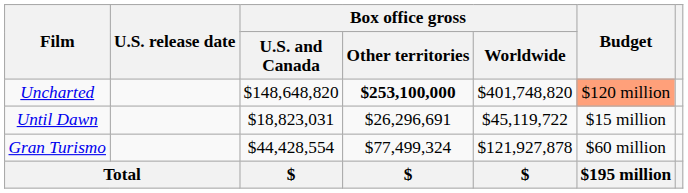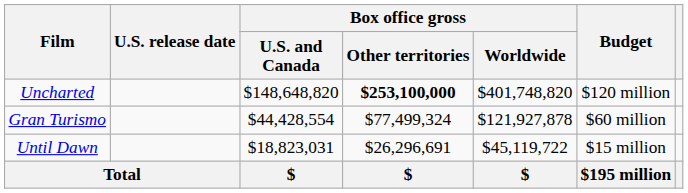(626, 92) lightsalmon background -> (626, 92) no background
rows swapped: (57, 147) <-> (57, 119)
